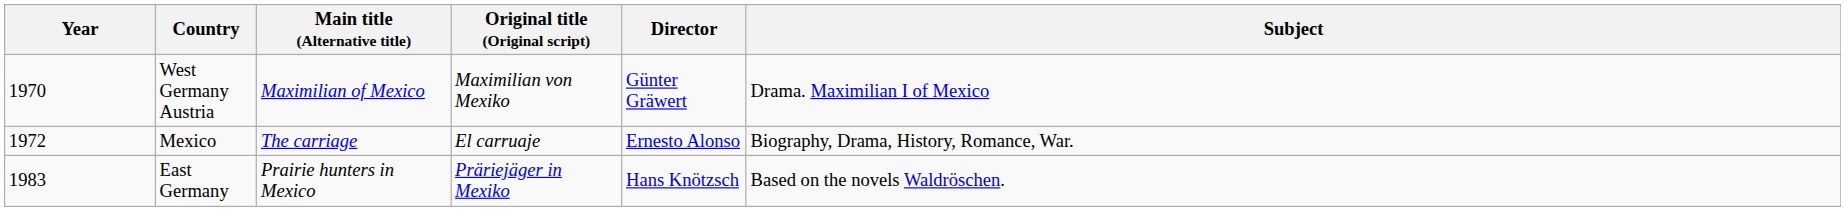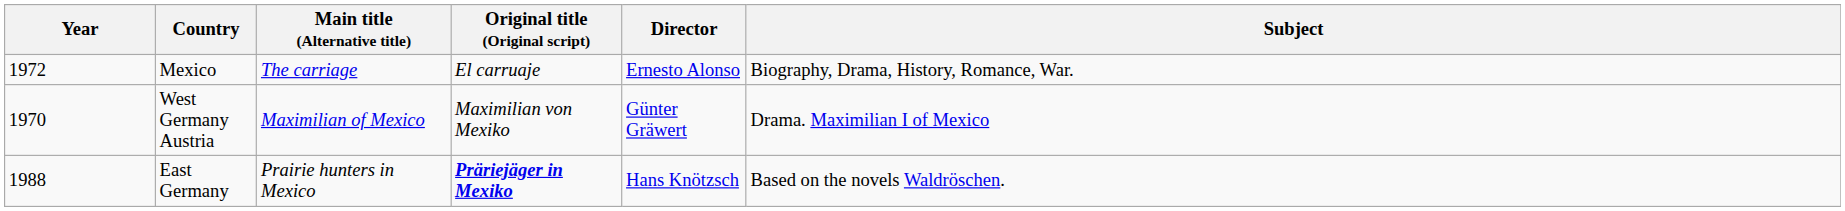rows swapped: (194, 90) <-> (188, 140)
(27, 180) 1983 -> (27, 180) 1988
(508, 180) normal -> (509, 180) bold
